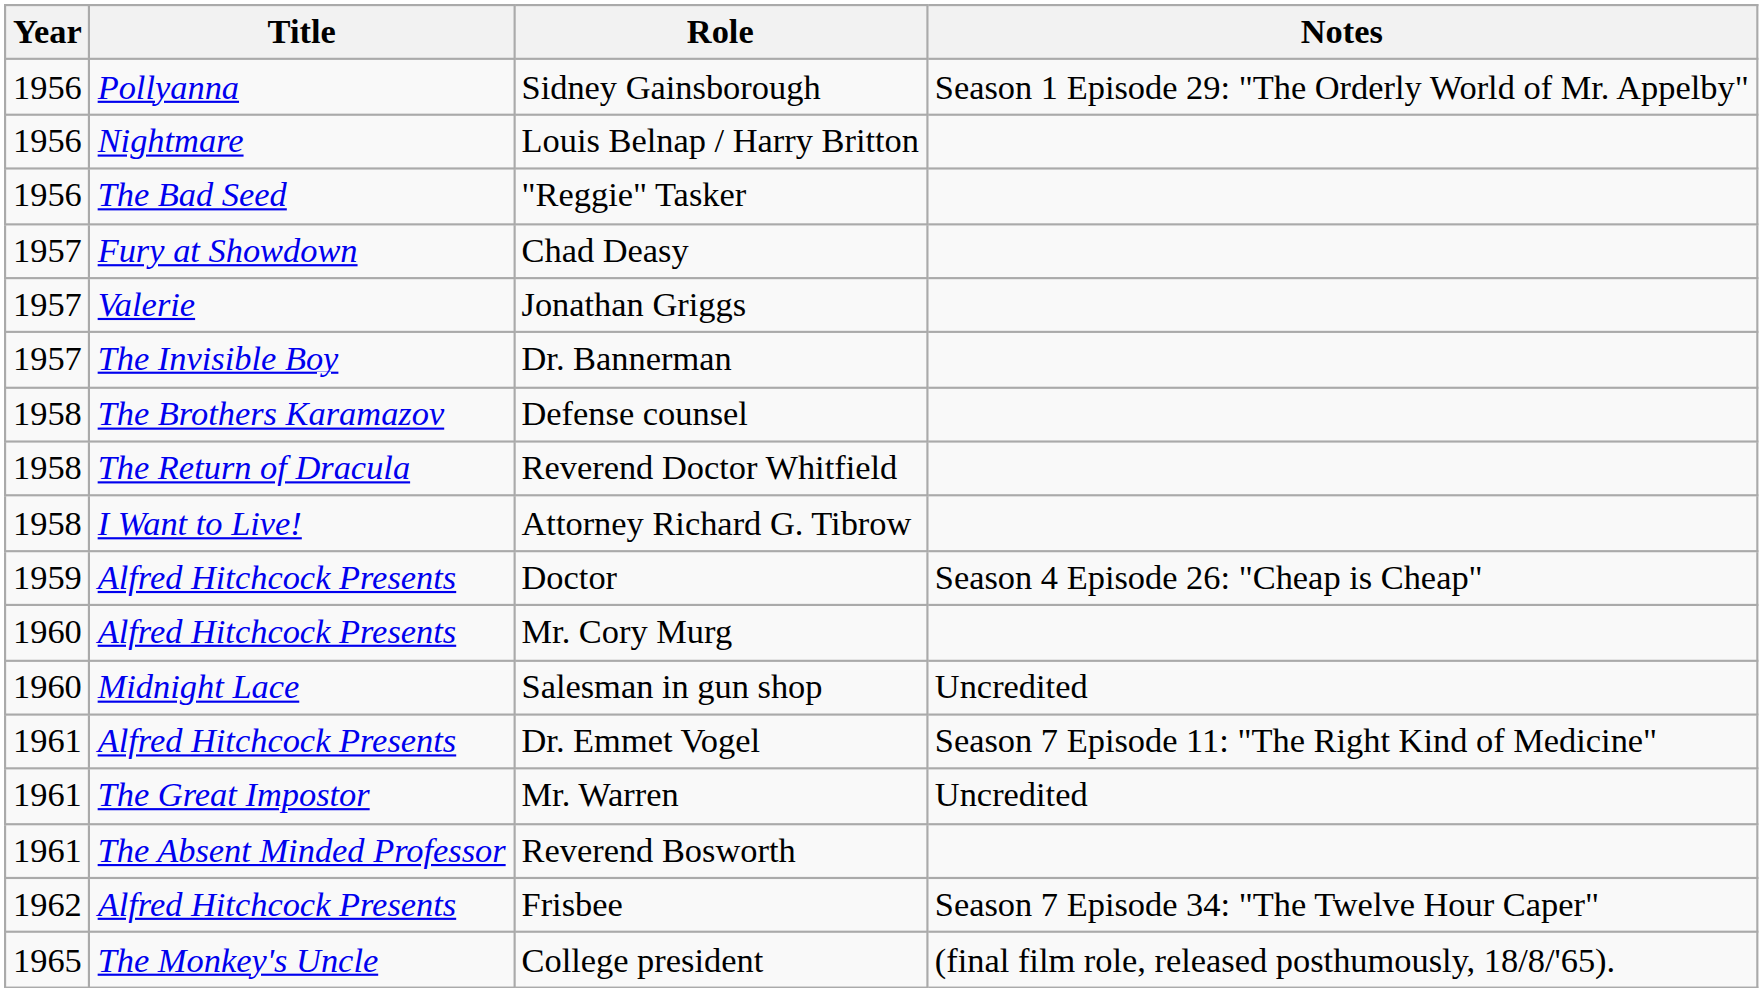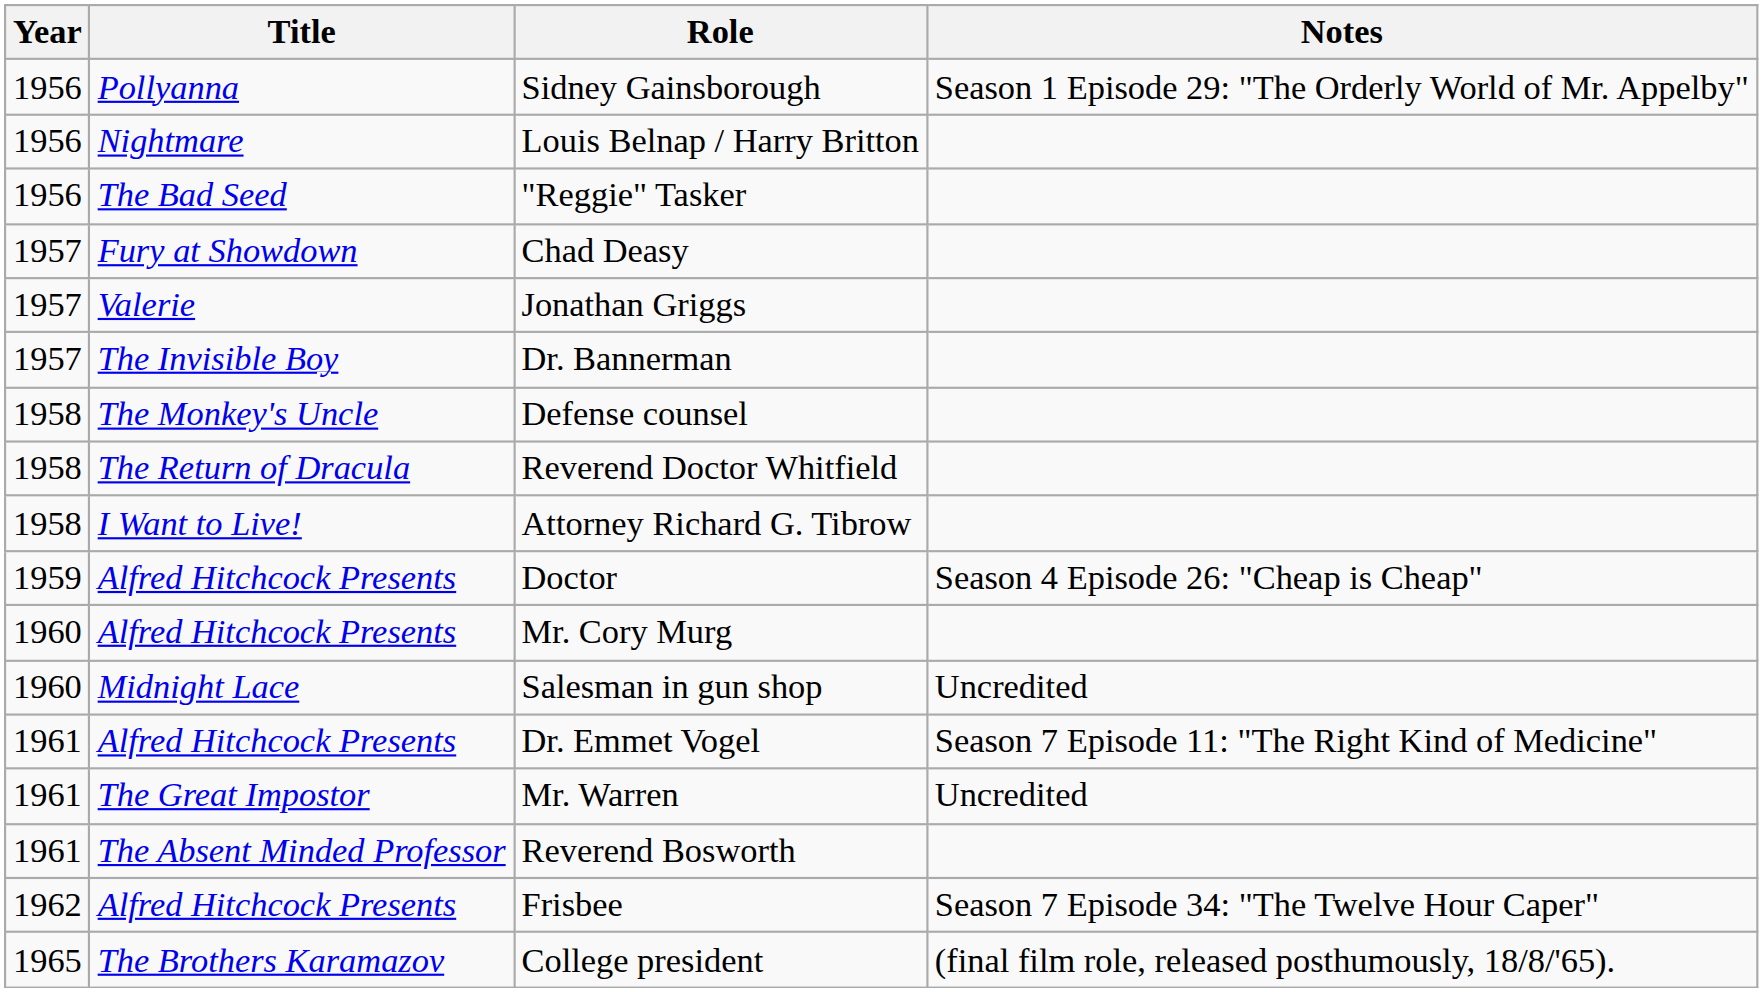(271, 413) The Brothers Karamazov -> (238, 413) The Monkey's Uncle
(238, 959) The Monkey's Uncle -> (271, 959) The Brothers Karamazov
